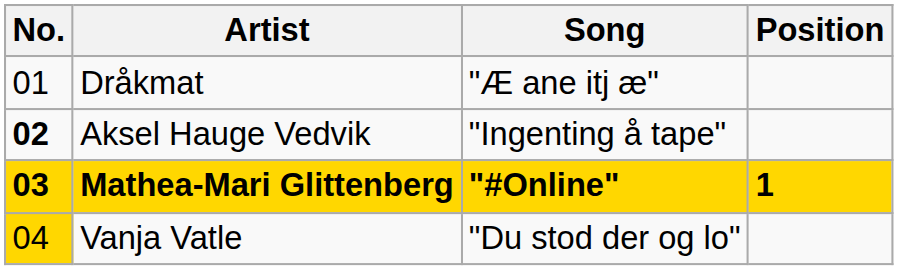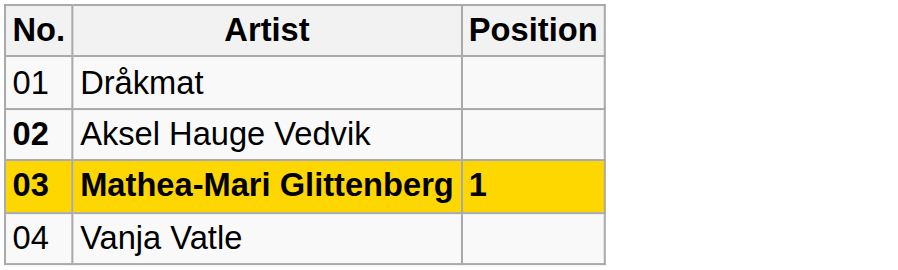- column: (605, 30)
(31, 237) gold background -> (31, 237) no background
